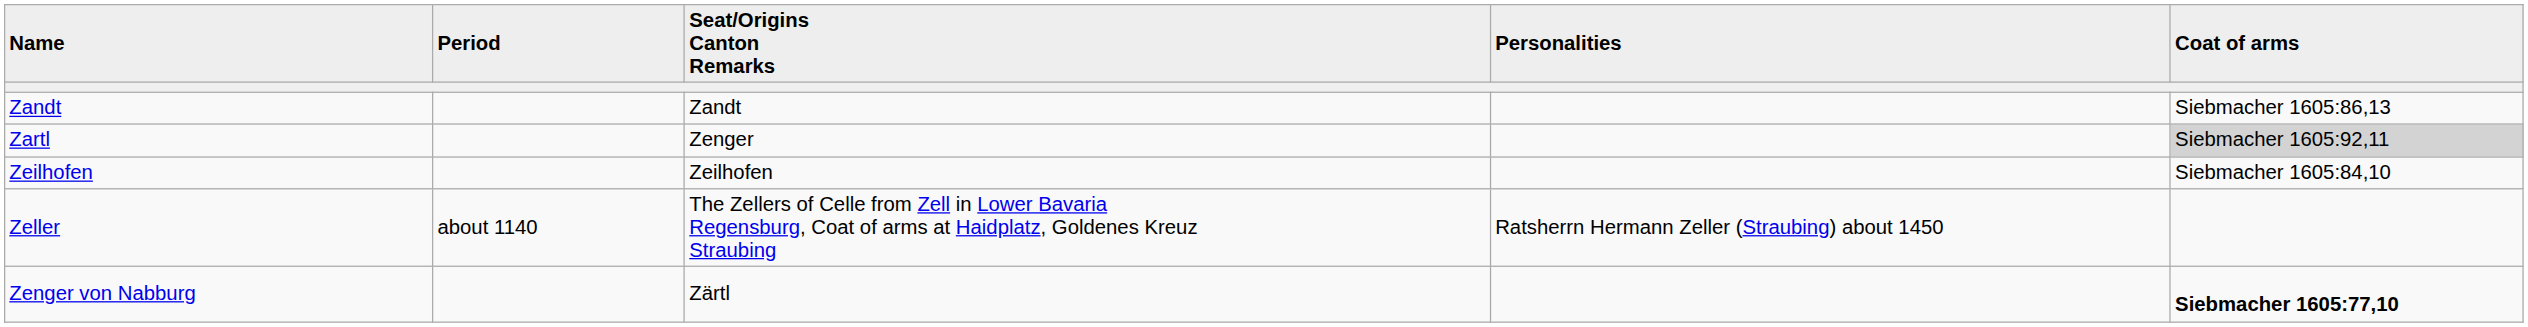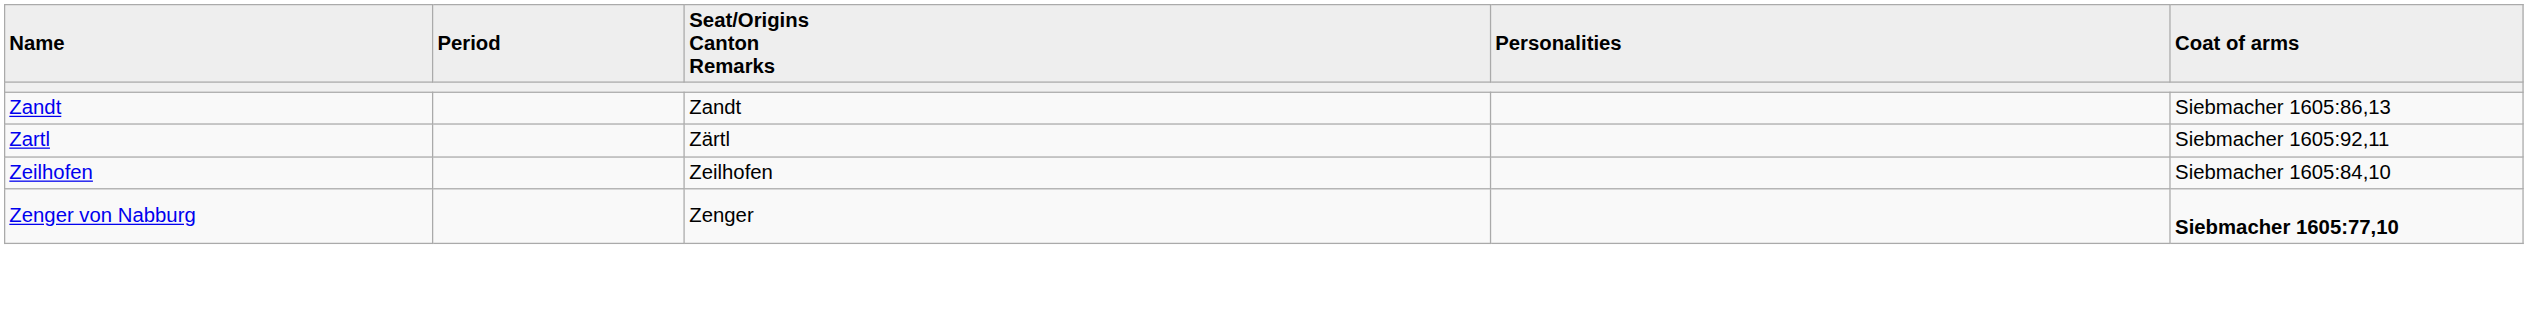(721, 140) Zenger -> (710, 140) Zärtl
(2282, 140) lightgrey background -> (2282, 140) no background
- row: (35, 227)
(710, 293) Zärtl -> (721, 216) Zenger
